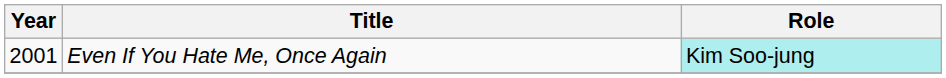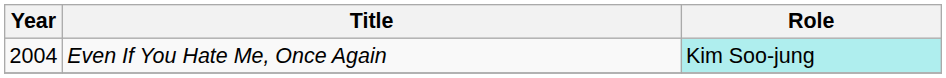(33, 55) 2001 -> (33, 55) 2004
